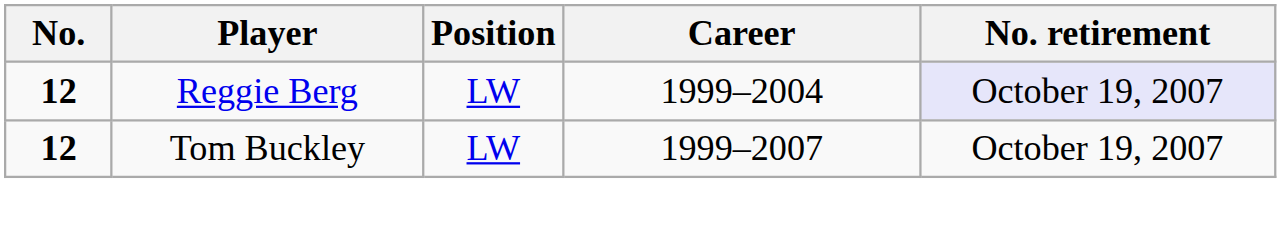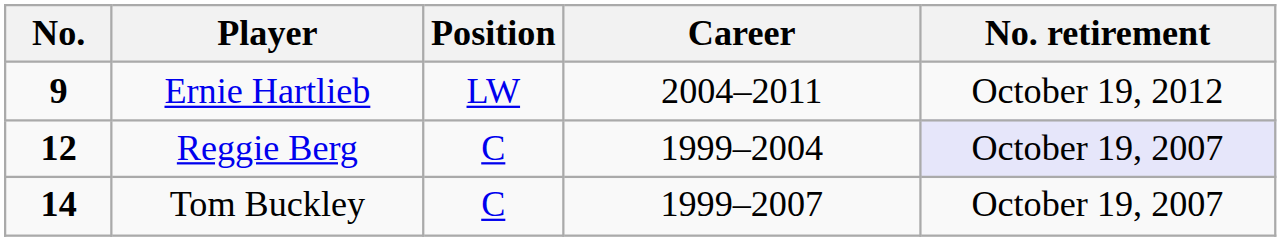+ row: (267, 90)
(493, 90) LW -> (493, 147) C
(59, 147) 12 -> (59, 205) 14
(493, 147) LW -> (493, 205) C
